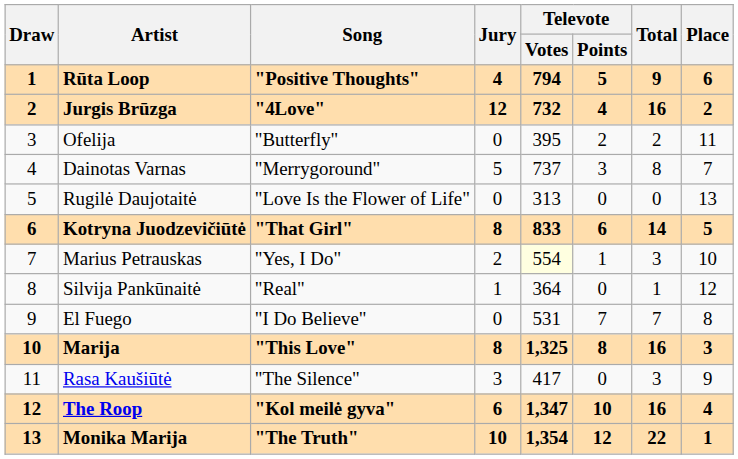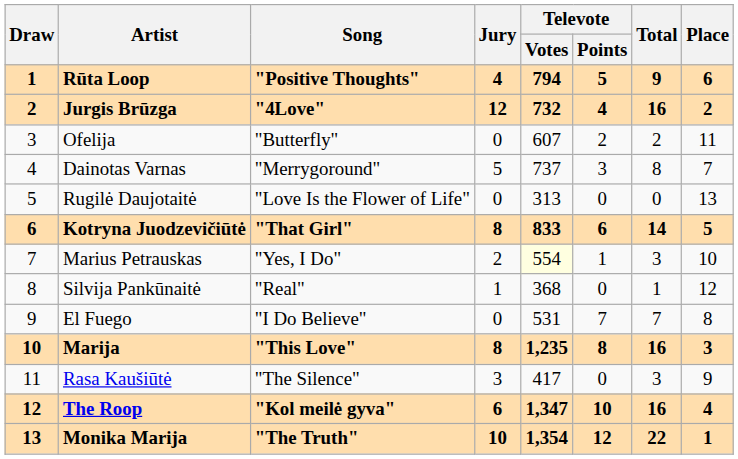(547, 139) 395 -> (547, 139) 607
(547, 288) 364 -> (547, 288) 368
(547, 348) 1,325 -> (547, 348) 1,235
